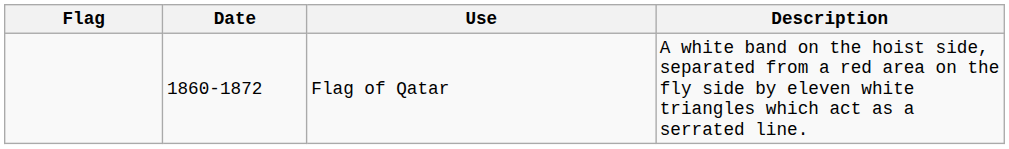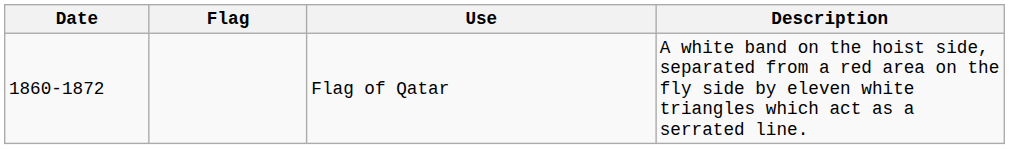columns swapped: (84, 19) <-> (235, 19)
